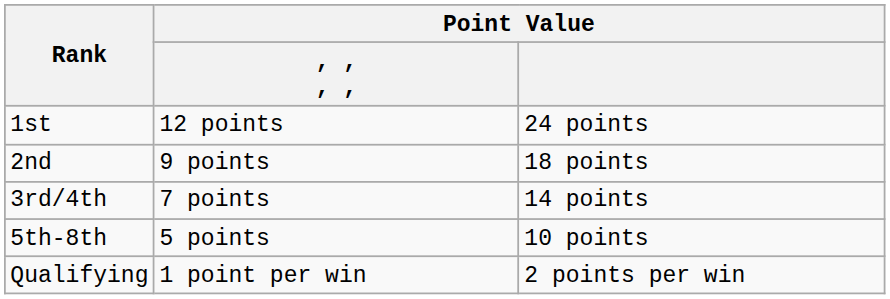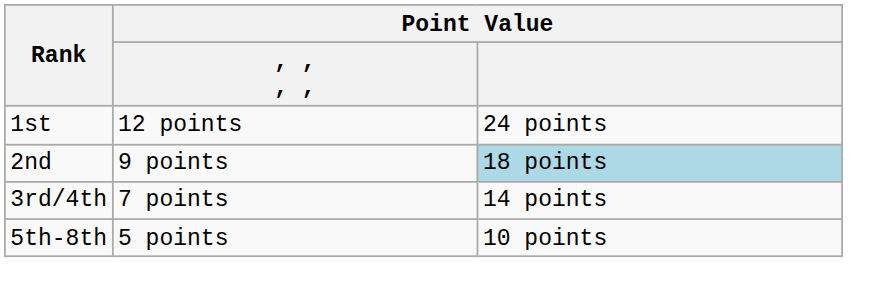(586, 163) no background -> (545, 163) lightblue background
- row: (79, 275)
